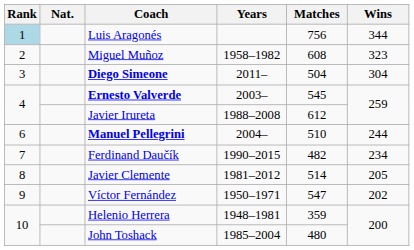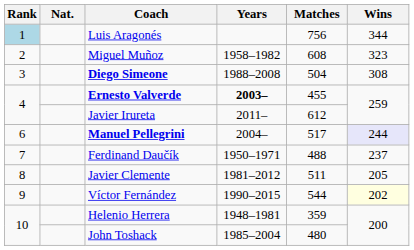(252, 74) 2011– -> (252, 74) 1988–2008
(378, 74) 304 -> (378, 74) 308
(252, 94) normal -> (252, 94) bold
(317, 94) 545 -> (317, 94) 455
(252, 114) 1988–2008 -> (252, 114) 2011–
(317, 134) 510 -> (317, 134) 517
(378, 134) no background -> (378, 134) lavender background
(252, 154) 1990–2015 -> (252, 154) 1950–1971
(317, 154) 482 -> (317, 154) 488
(378, 154) 234 -> (378, 154) 237
(317, 174) 514 -> (317, 174) 511
(252, 194) 1950–1971 -> (252, 194) 1990–2015
(317, 194) 547 -> (317, 194) 544
(378, 194) no background -> (378, 194) lightyellow background
